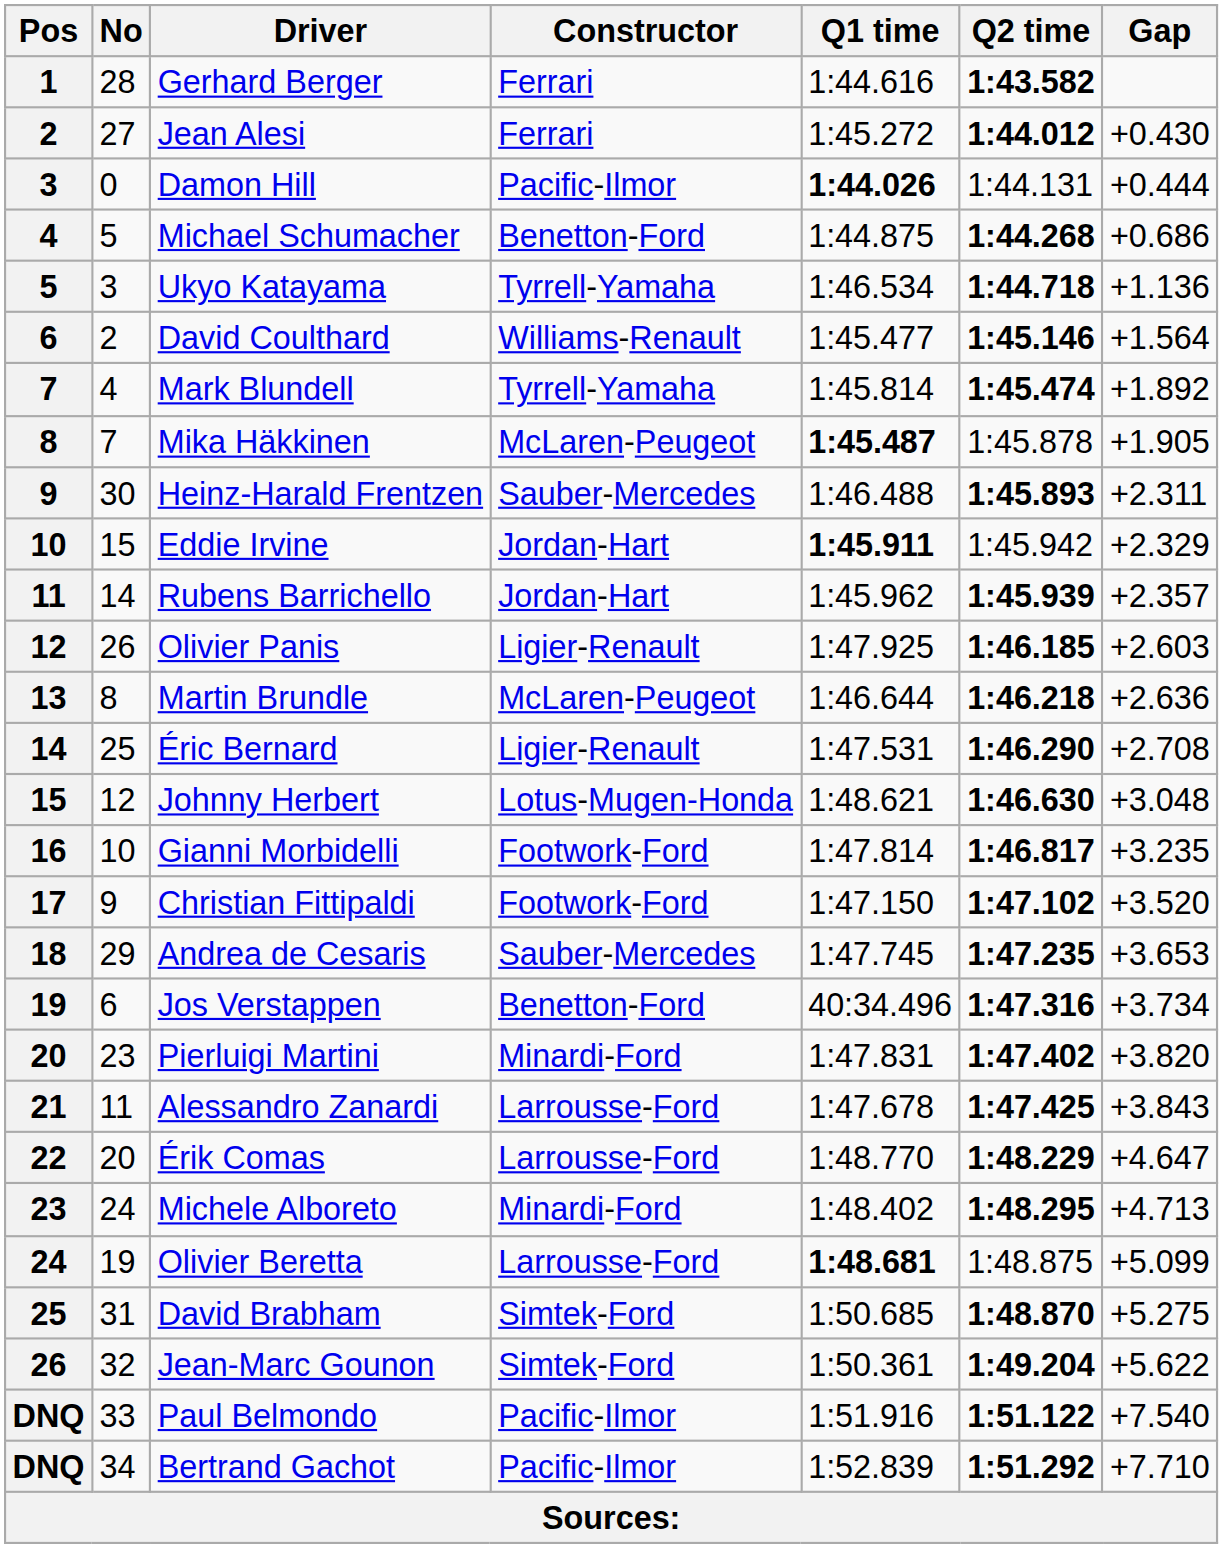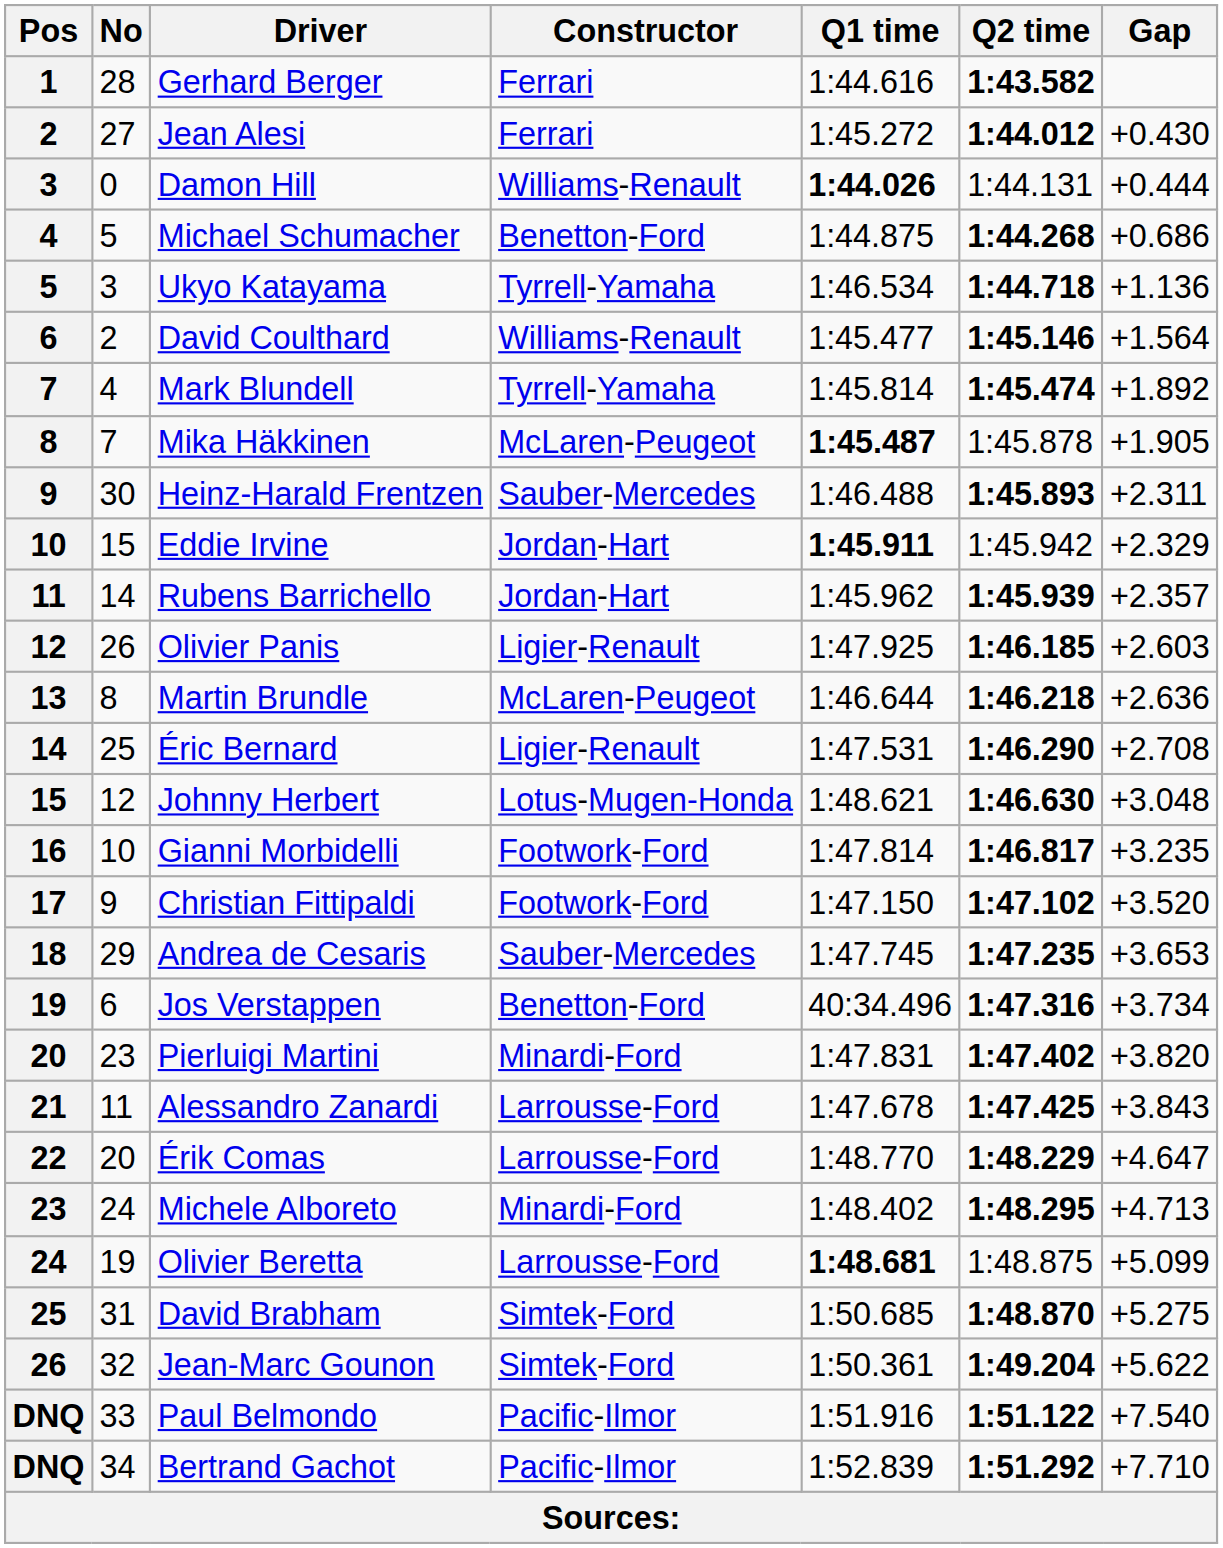(587, 185) Pacific-Ilmor -> (620, 185) Williams-Renault
